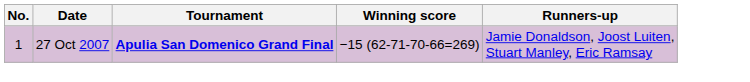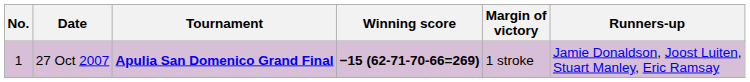+ column: (516, 23)
(410, 44) normal -> (410, 59) bold
